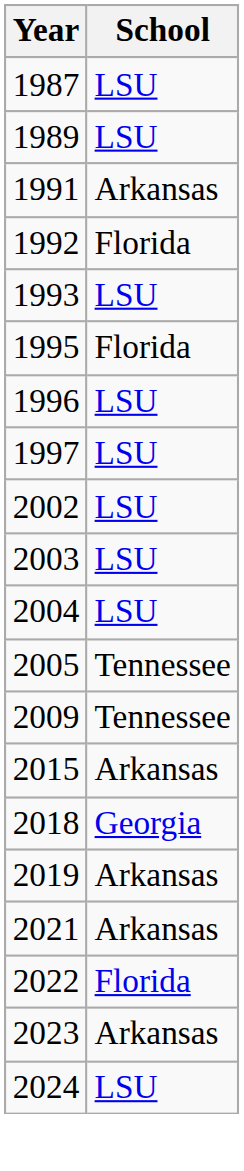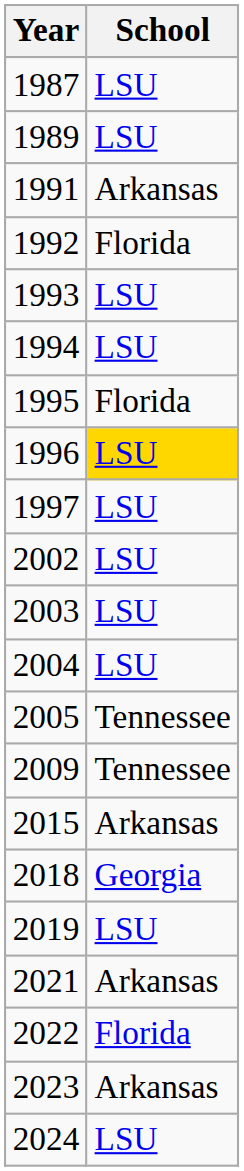+ row: (46, 347)
(126, 400) no background -> (126, 453) gold background
(157, 875) Arkansas -> (126, 928) LSU
